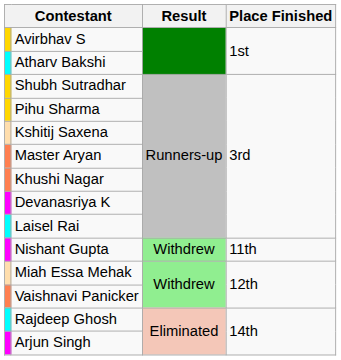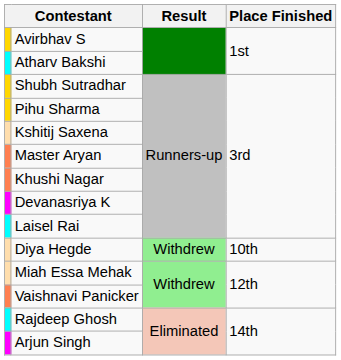+ row: (53, 249)
- row: (62, 249)
